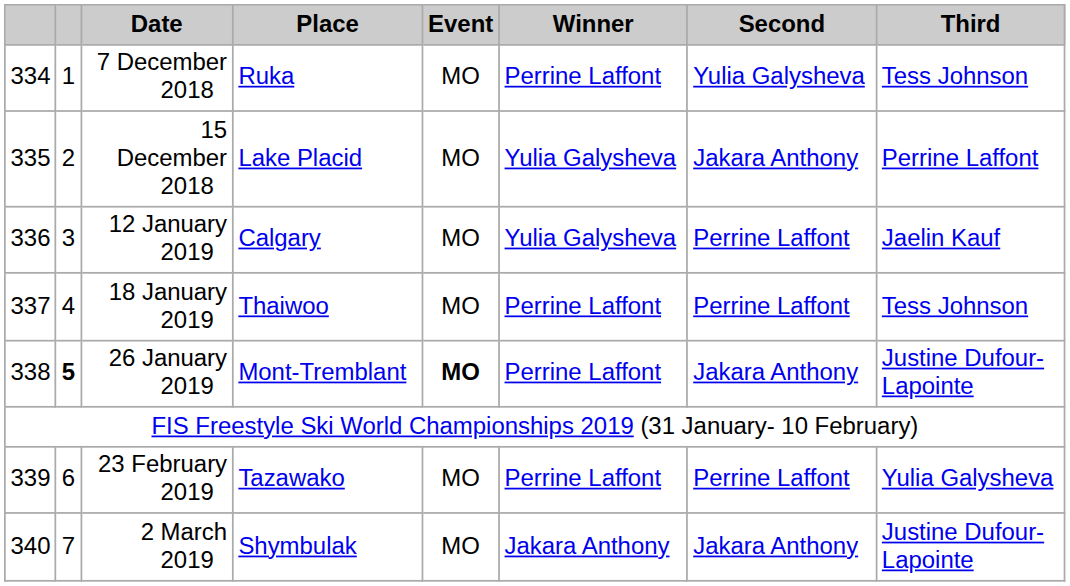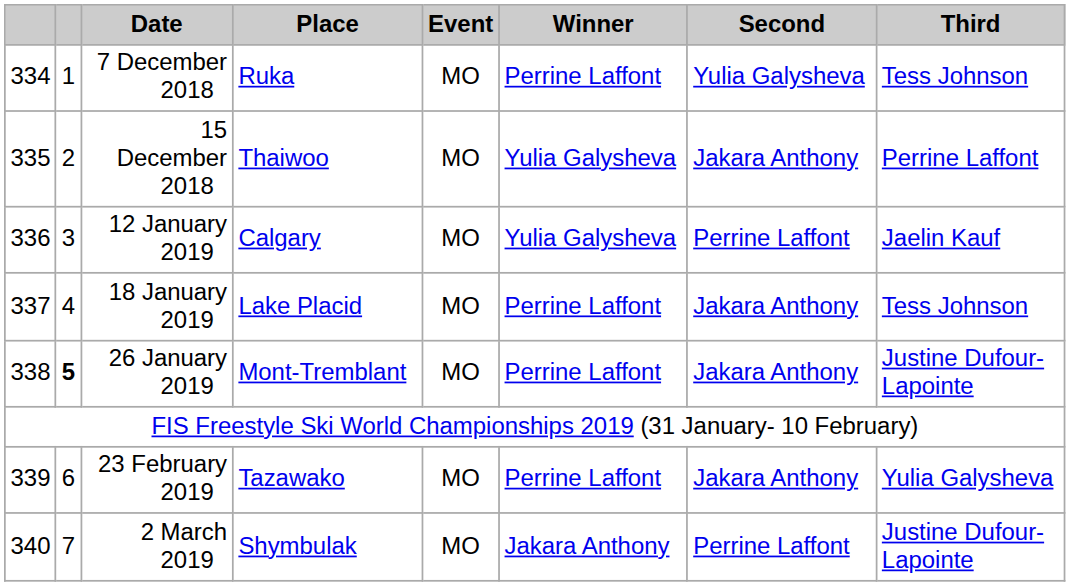(300, 157) Lake Placid -> (284, 157) Thaiwoo
(284, 305) Thaiwoo -> (300, 305) Lake Placid
(771, 305) Perrine Laffont -> (776, 305) Jakara Anthony
(461, 372) bold -> (461, 372) normal
(771, 478) Perrine Laffont -> (776, 478) Jakara Anthony
(776, 545) Jakara Anthony -> (771, 545) Perrine Laffont
